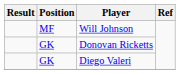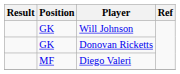(47, 28) MF -> (47, 28) GK
(47, 61) GK -> (47, 61) MF
